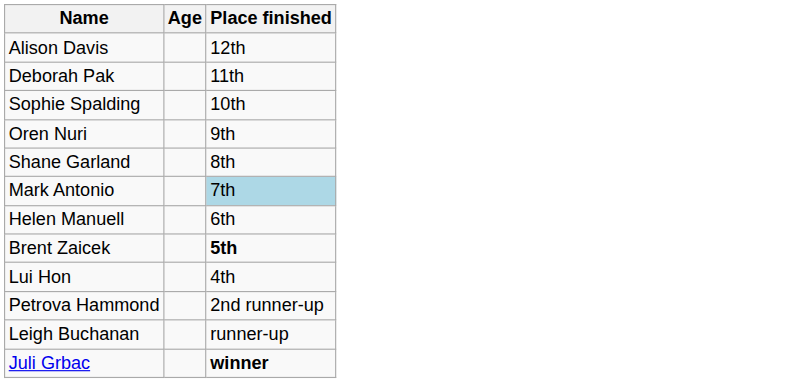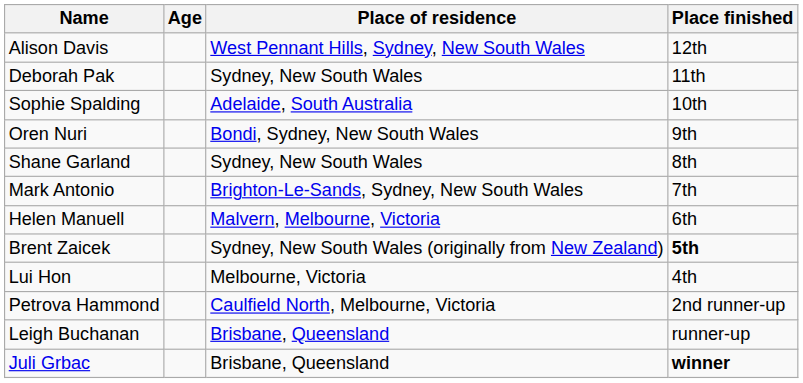+ column: (437, 18)
(223, 190) lightblue background -> (684, 190) no background
